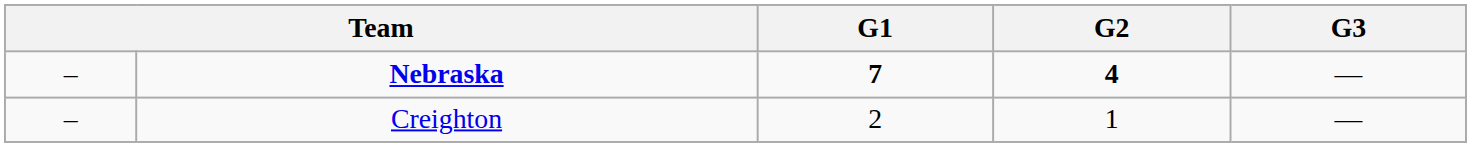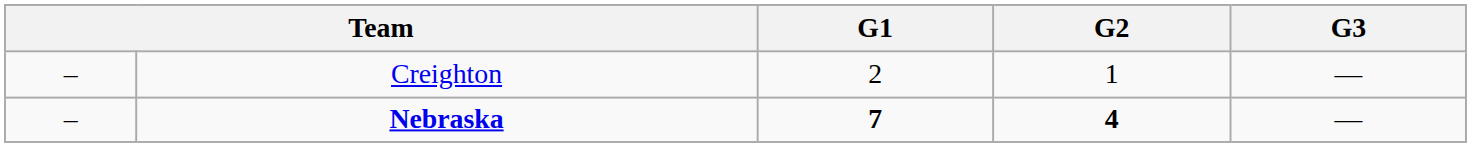rows swapped: (447, 73) <-> (447, 119)
